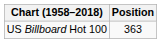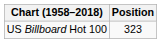(133, 30) 363 -> (133, 30) 323
